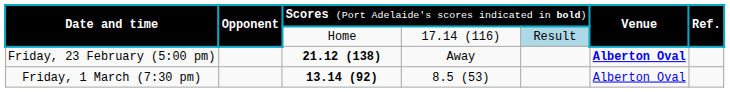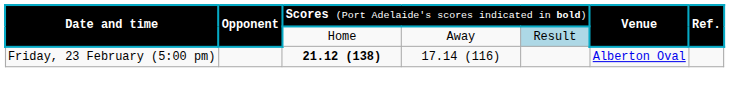(461, 36) 17.14 (116) -> (461, 36) Away
(461, 57) Away -> (461, 57) 17.14 (116)
(639, 57) bold -> (639, 57) normal
- row: (112, 77)
